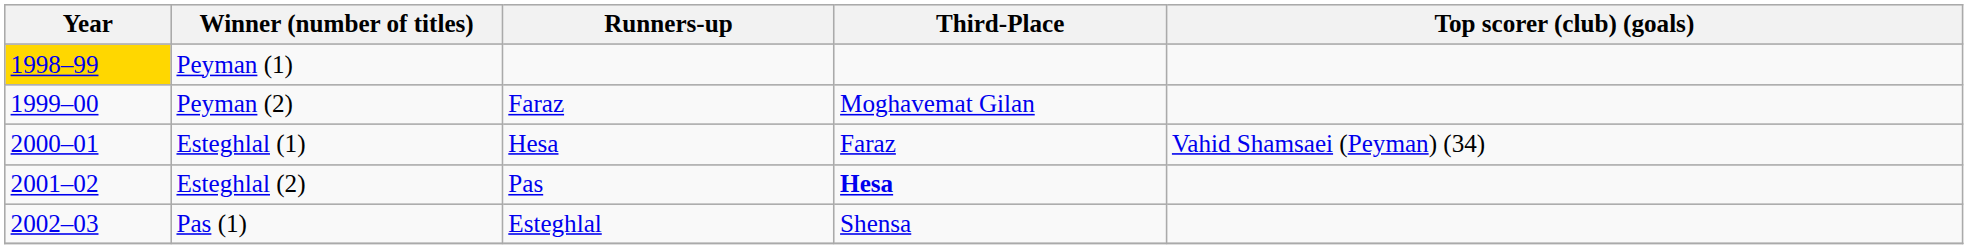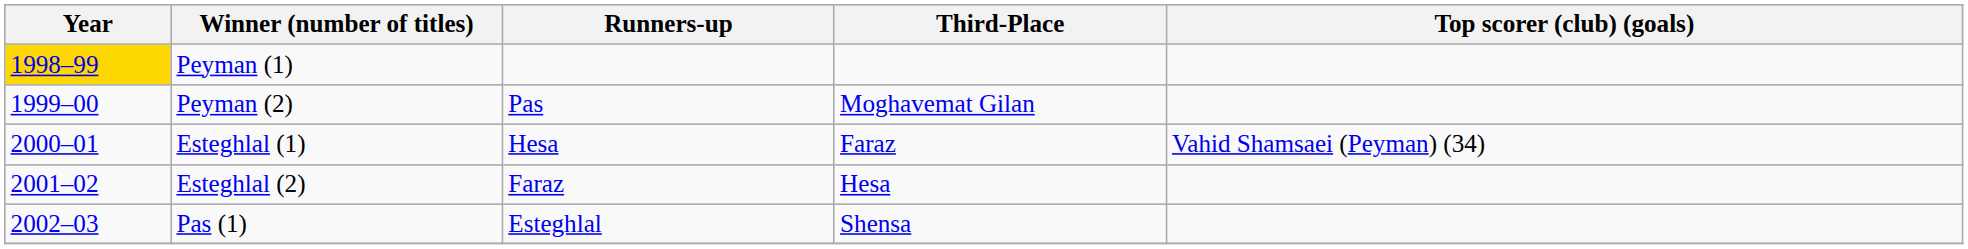(536, 104) Faraz -> (526, 104) Pas
(526, 183) Pas -> (536, 183) Faraz
(867, 183) bold -> (865, 183) normal
